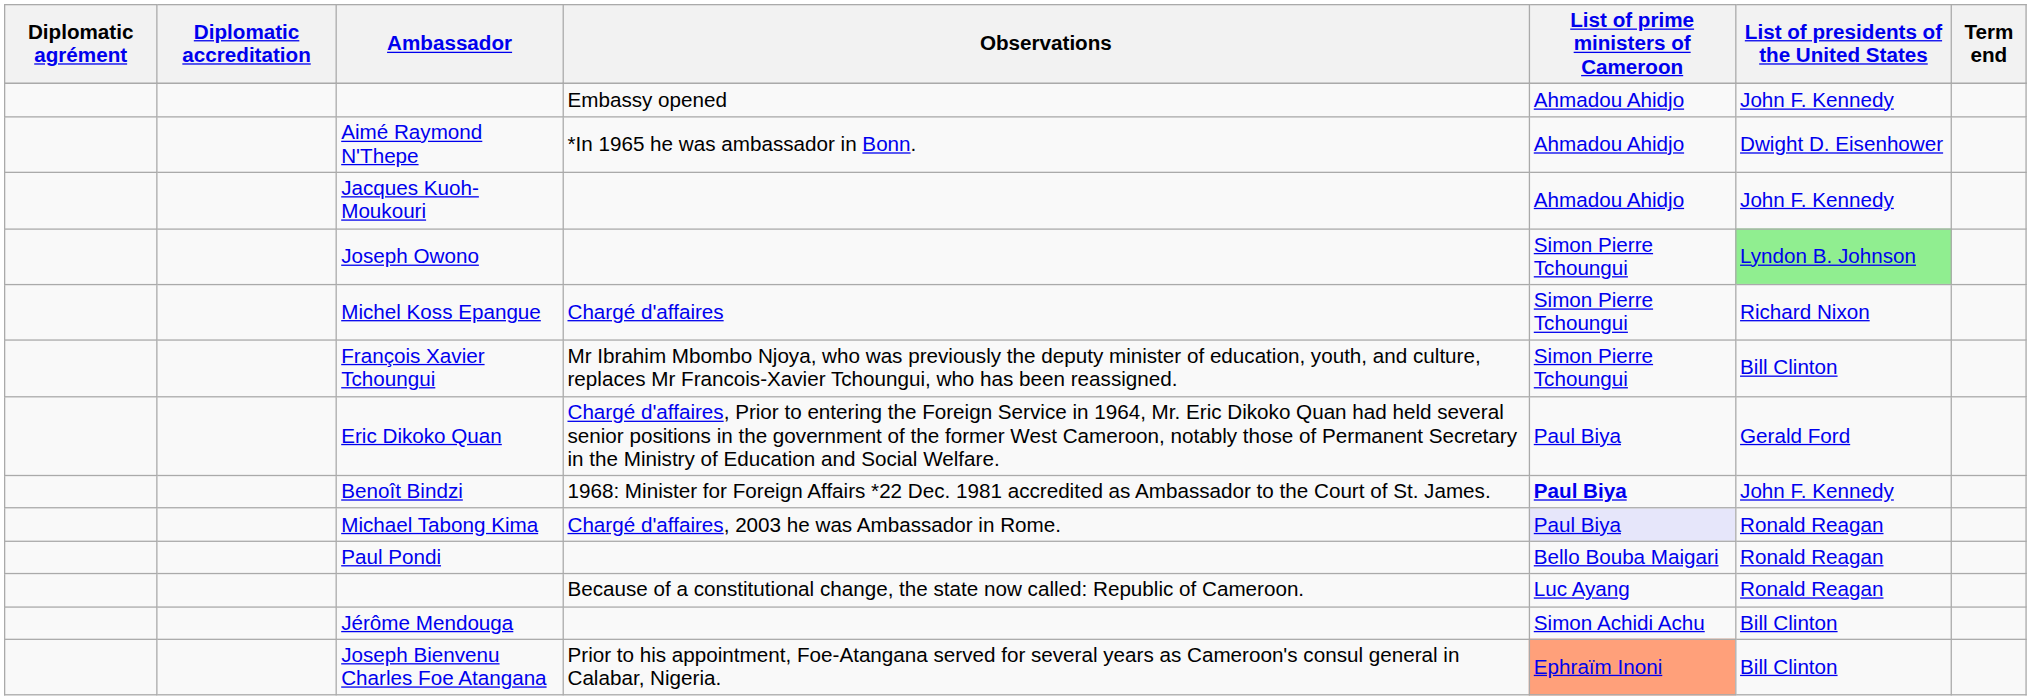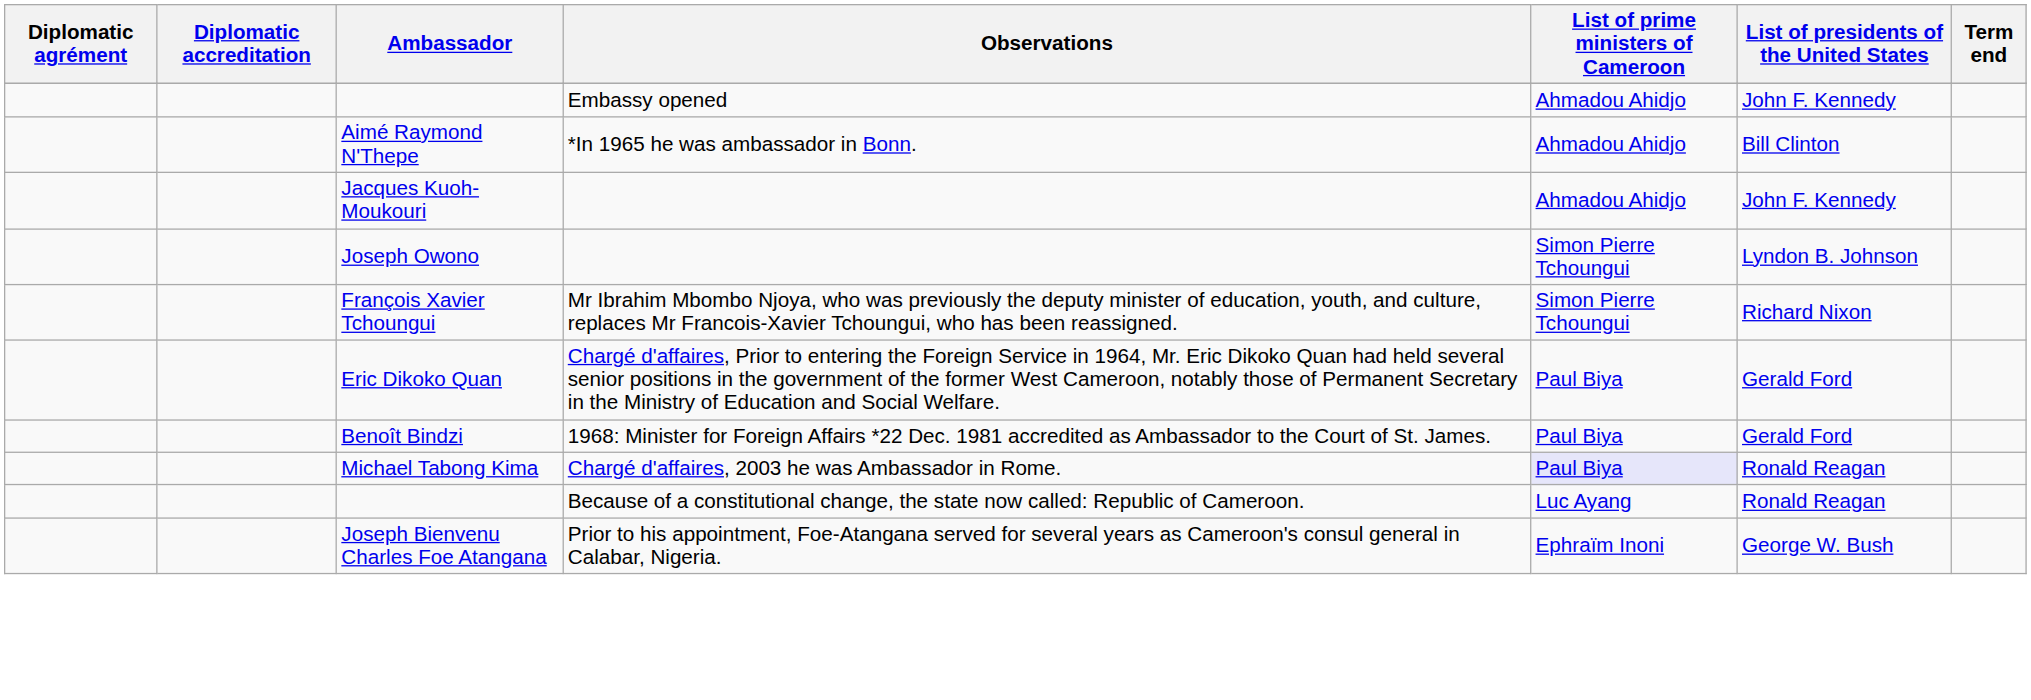(1842, 144) Dwight D. Eisenhower -> (1791, 144) Bill Clinton
(1828, 256) lightgreen background -> (1830, 256) no background
- row: (441, 312)
(1789, 368) Bill Clinton -> (1807, 312) Richard Nixon
(1580, 491) bold -> (1579, 435) normal
(1817, 491) John F. Kennedy -> (1797, 435) Gerald Ford
- row: (391, 557)
- row: (427, 622)
(1598, 666) lightsalmon background -> (1600, 545) no background
(1789, 666) Bill Clinton -> (1818, 545) George W. Bush
